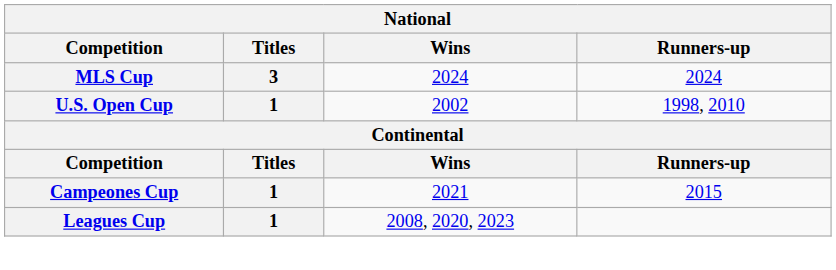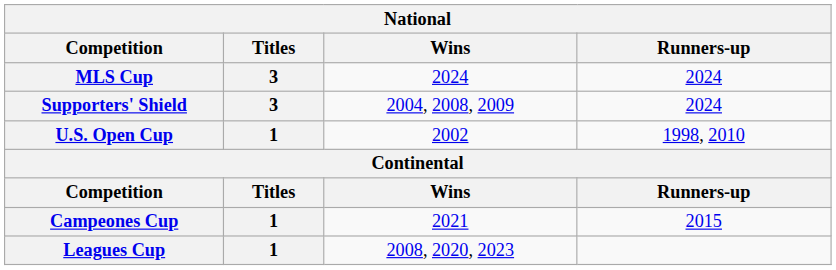+ row: (114, 105)
